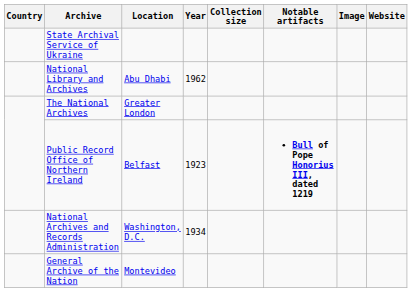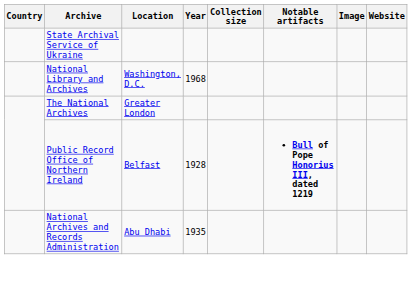(147, 79) Abu Dhabi -> (153, 79) Washington, D.C.
(196, 79) 1962 -> (196, 79) 1968
(196, 165) 1923 -> (196, 165) 1928
(153, 232) Washington, D.C. -> (147, 232) Abu Dhabi
(196, 232) 1934 -> (196, 232) 1935
- row: (83, 271)
